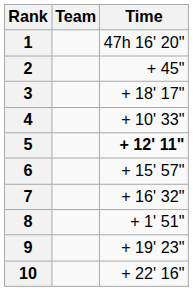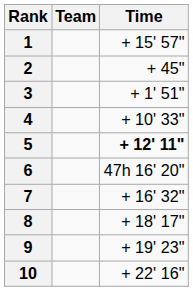(144, 42) 47h 16' 20" -> (153, 42) + 15' 57"
(153, 94) + 18' 17" -> (157, 94) + 1' 51"
(153, 171) + 15' 57" -> (144, 171) 47h 16' 20"
(157, 222) + 1' 51" -> (153, 222) + 18' 17"
